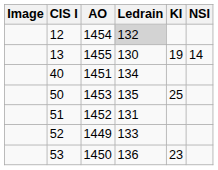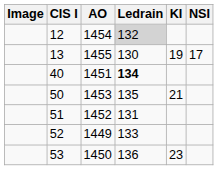(196, 54) 14 -> (196, 54) 17
(128, 74) normal -> (128, 74) bold
(176, 94) 25 -> (176, 94) 21
